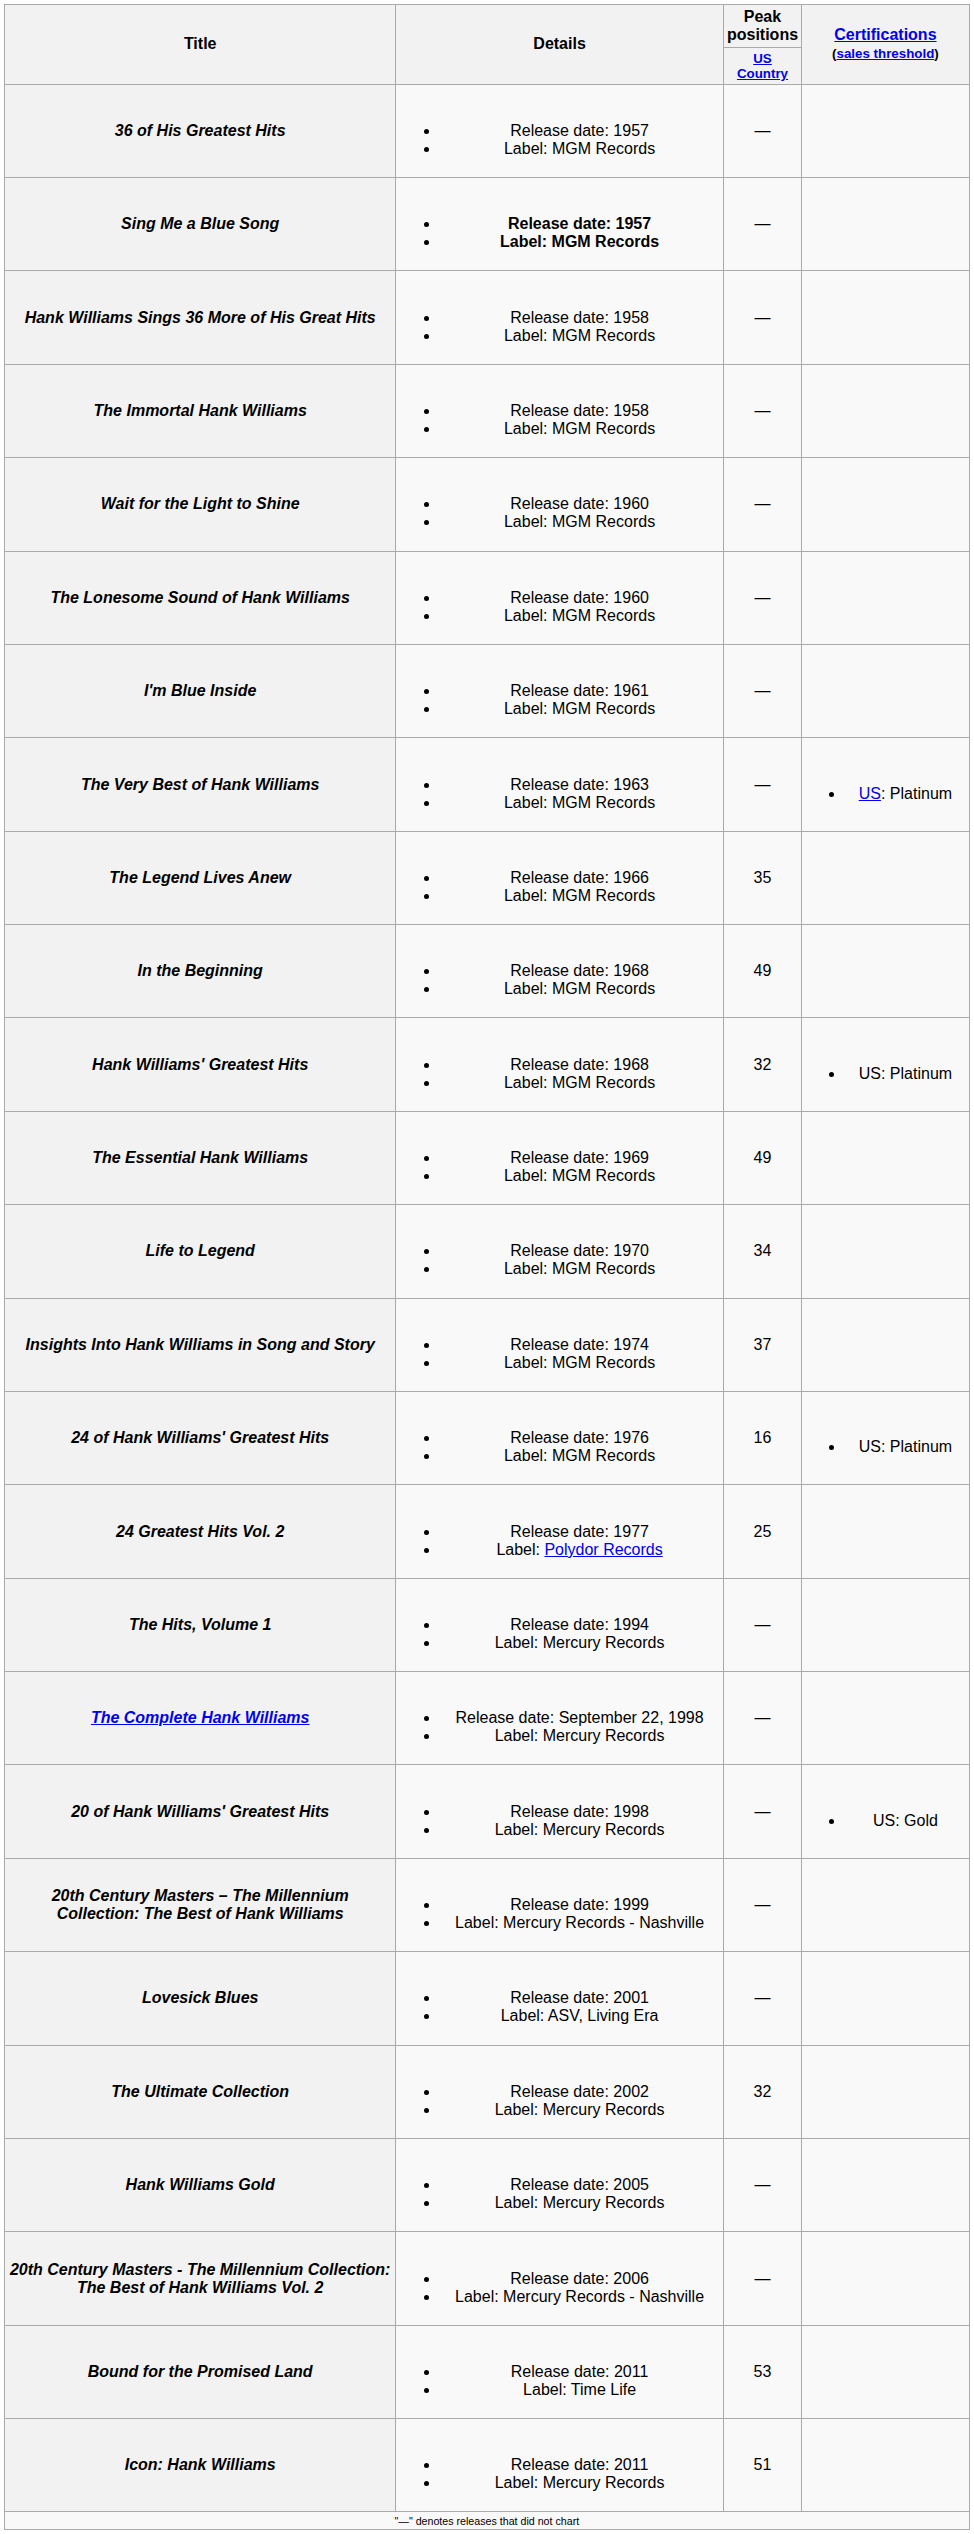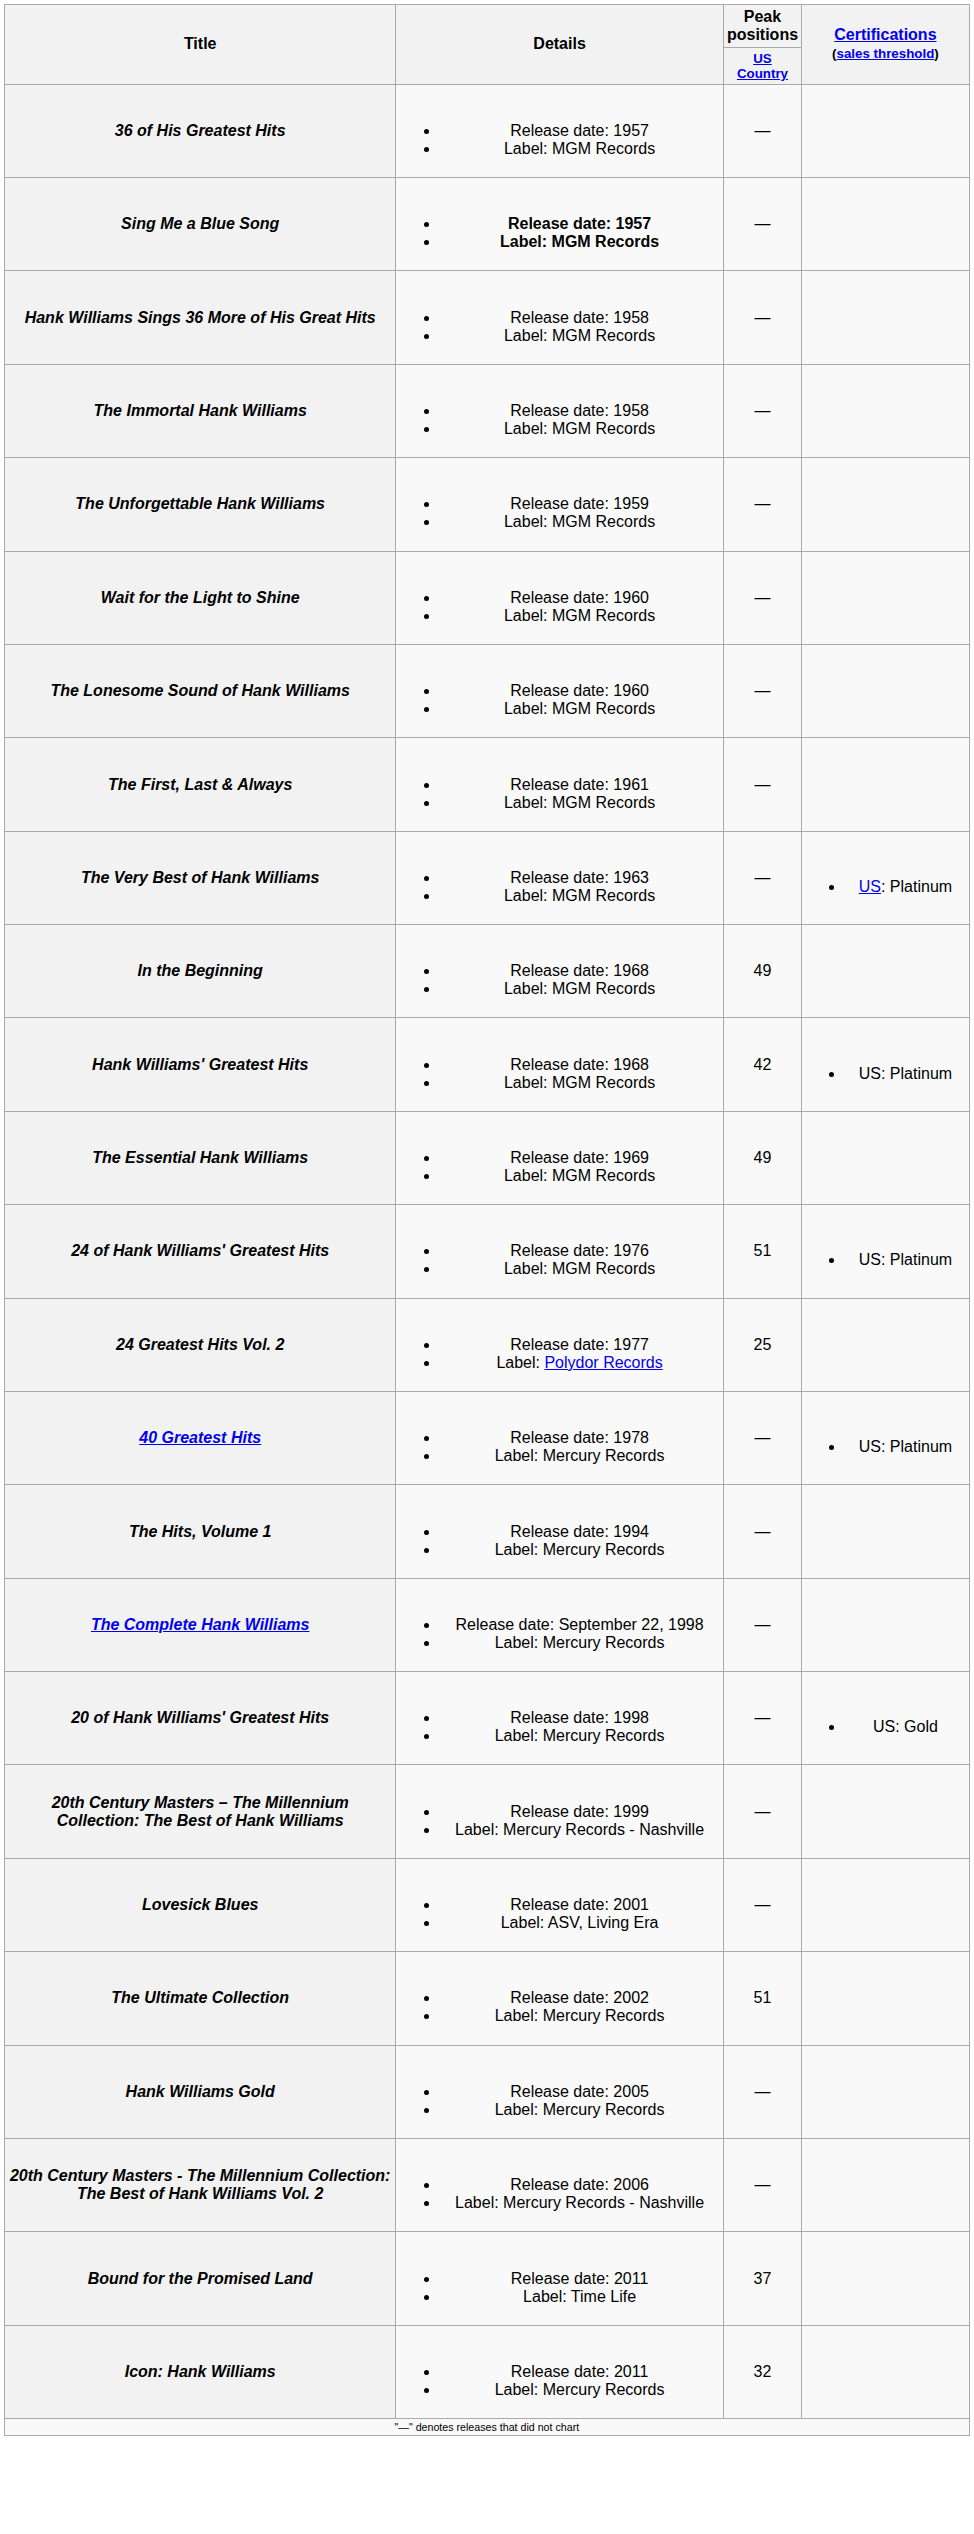+ row: (200, 504)
+ row: (200, 784)
- row: (200, 691)
- row: (200, 877)
(762, 1064) 32 -> (762, 1064) 42
- row: (200, 1251)
- row: (200, 1344)
(762, 1438) 16 -> (762, 1251) 51
+ row: (200, 1438)
(762, 2091) 32 -> (762, 1998) 51
(762, 2371) 53 -> (762, 2278) 37
(762, 2465) 51 -> (762, 2371) 32
